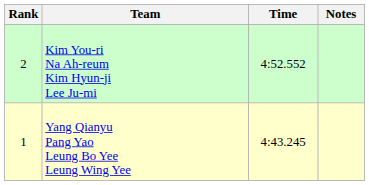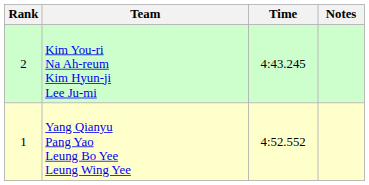(283, 63) 4:52.552 -> (283, 63) 4:43.245
(283, 141) 4:43.245 -> (283, 141) 4:52.552
